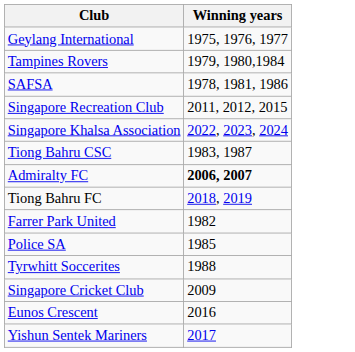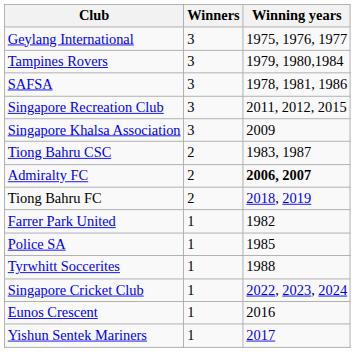+ column: (213, 15)
(238, 130) 2022, 2023, 2024 -> (261, 130) 2009
(202, 289) 2009 -> (297, 289) 2022, 2023, 2024
